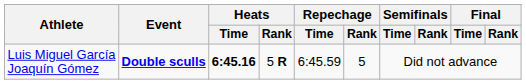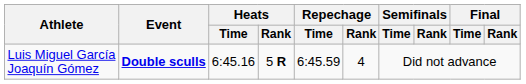(234, 62) bold -> (233, 62) normal
(362, 62) 5 -> (361, 62) 4
